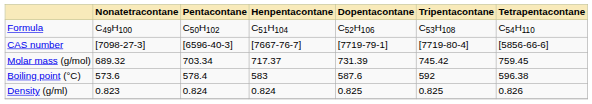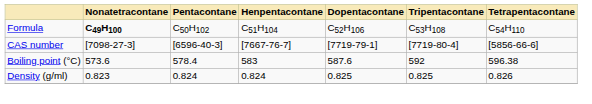(114, 28) normal -> (104, 28) bold
- row: (49, 60)
